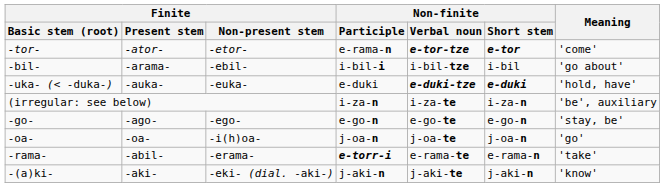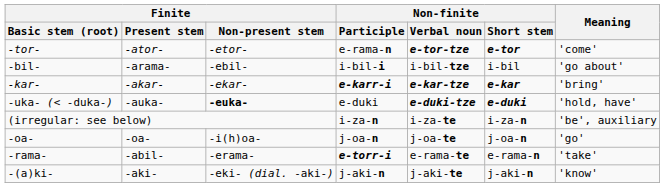+ row: (24, 85)
(228, 85) normal -> (228, 102) bold
- row: (21, 120)
